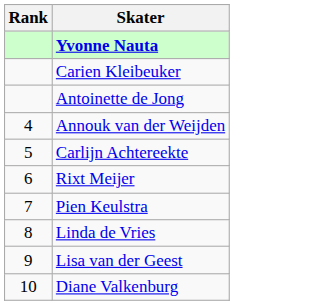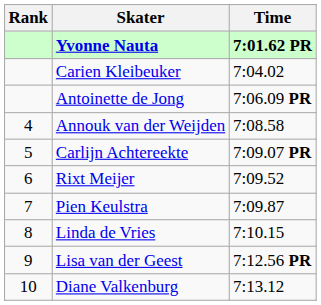+ column: (273, 17)
